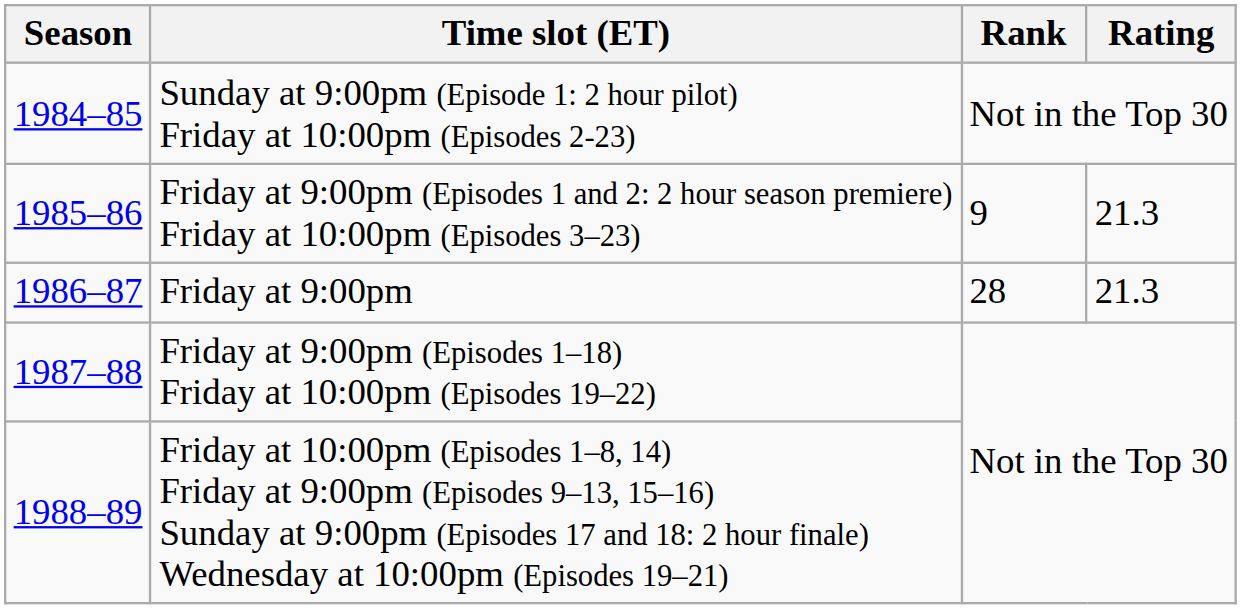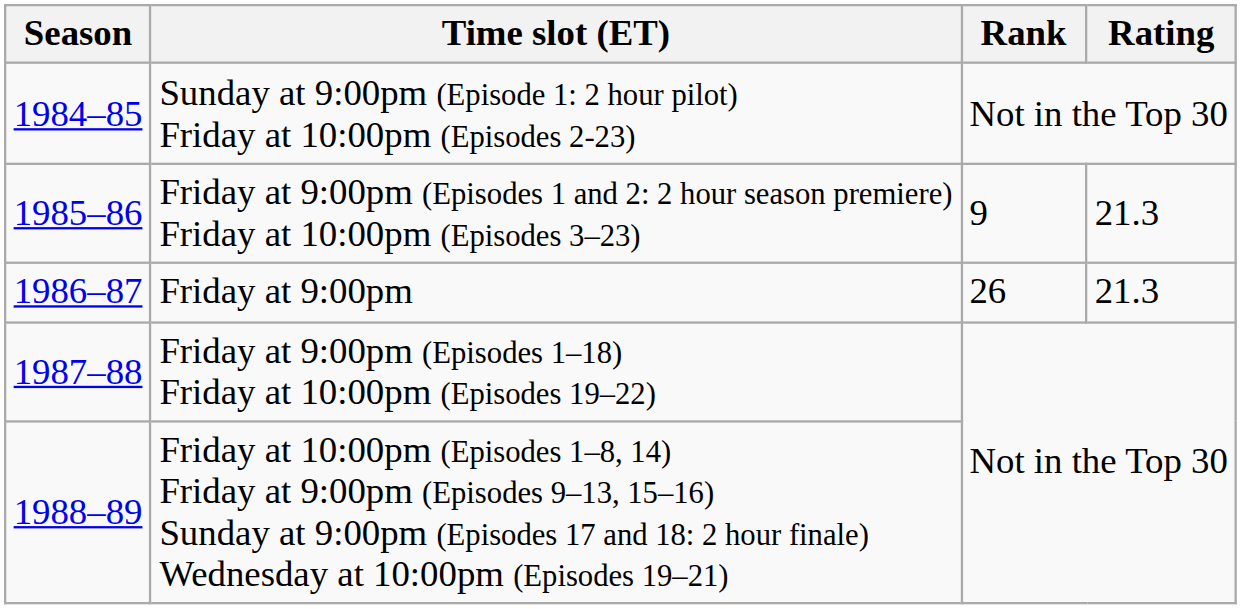(988, 291) 28 -> (988, 291) 26
